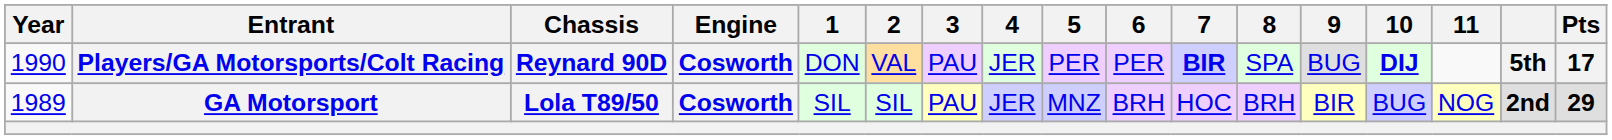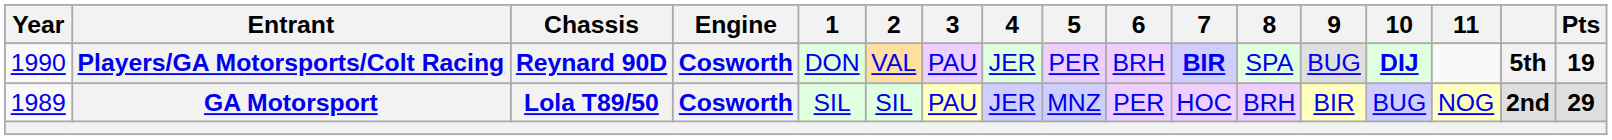(1139, 63) PER -> (1139, 63) BRH
(1581, 63) 17 -> (1581, 63) 19
(1139, 102) BRH -> (1139, 102) PER
